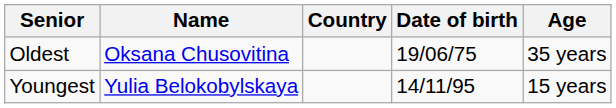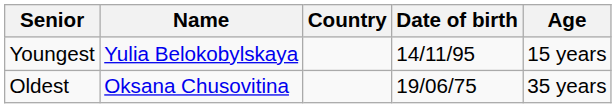rows swapped: (52, 86) <-> (39, 53)
